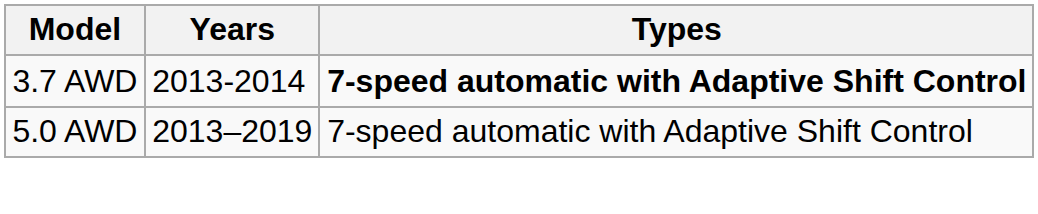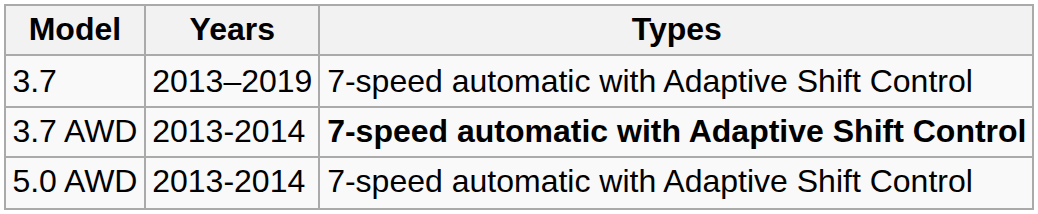+ row: (35, 80)
(232, 131) 2013–2019 -> (229, 182) 2013-2014
